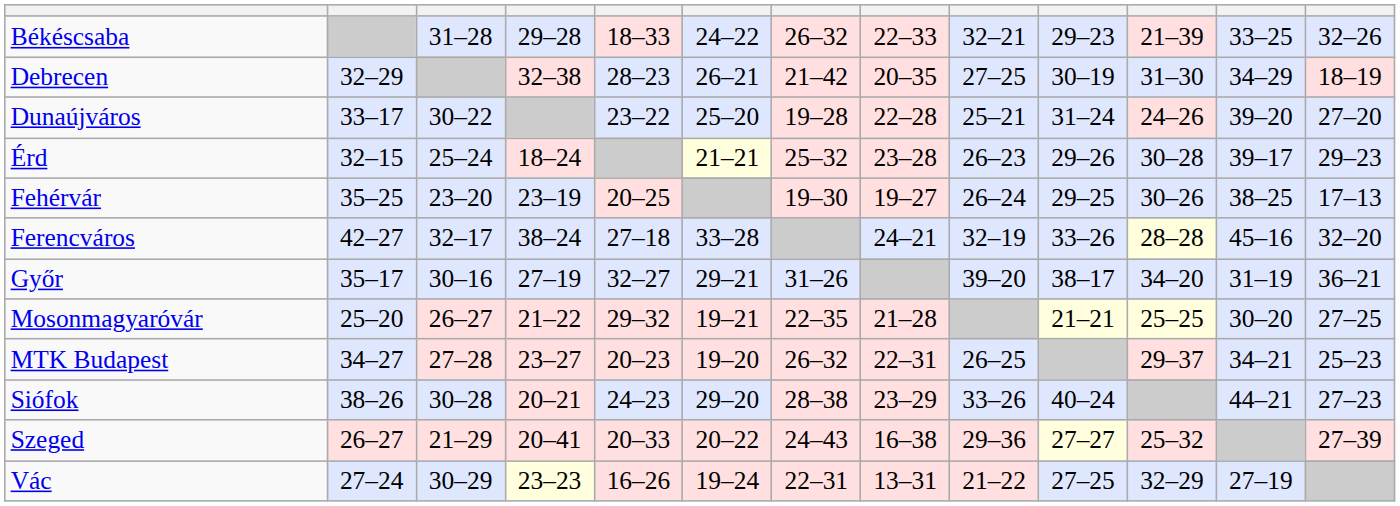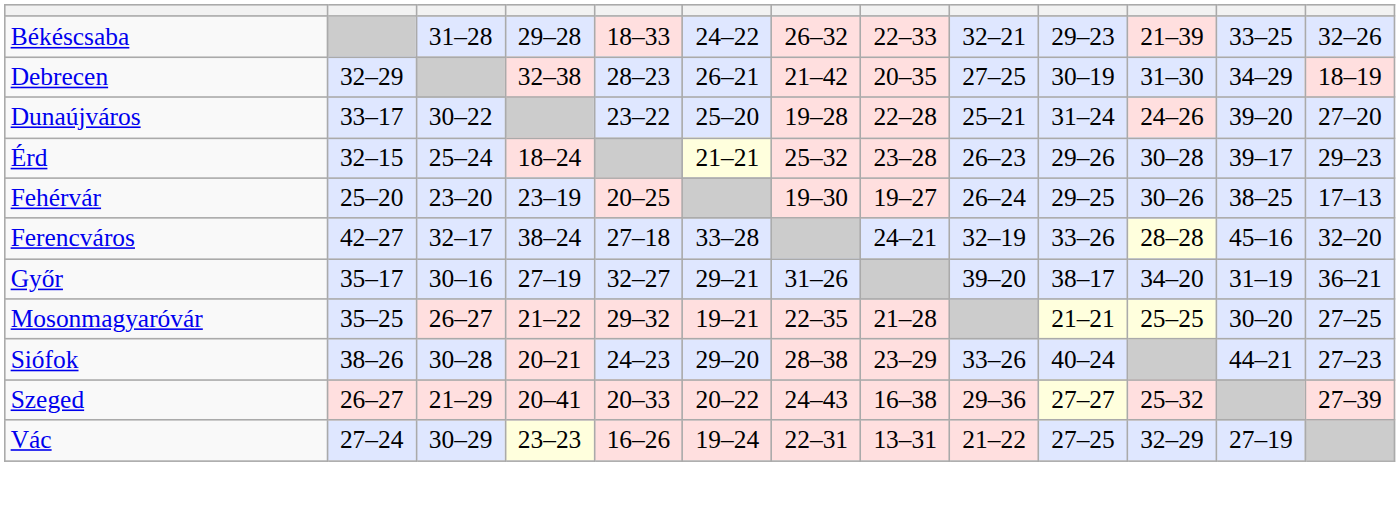(372, 197) 35–25 -> (372, 197) 25–20
(372, 318) 25–20 -> (372, 318) 35–25
- row: (89, 359)
